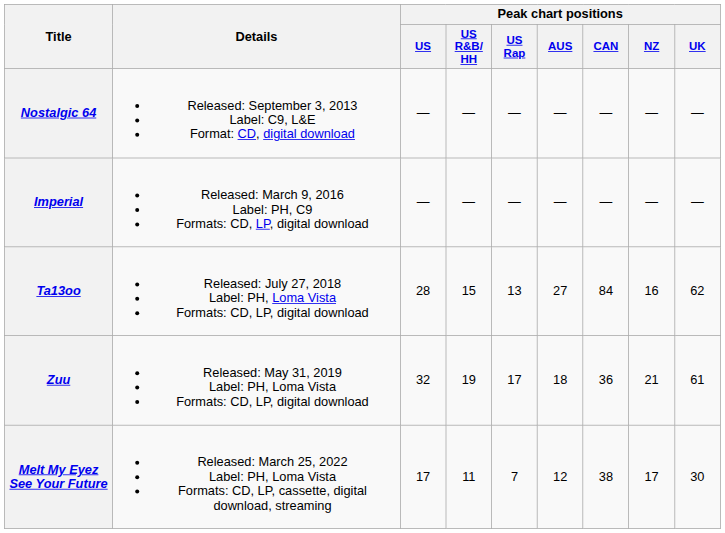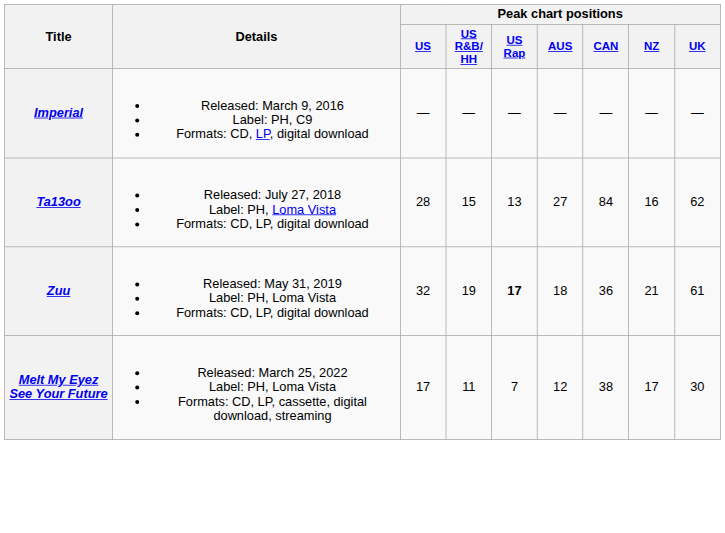- row: (59, 113)
(514, 380) normal -> (514, 291) bold
